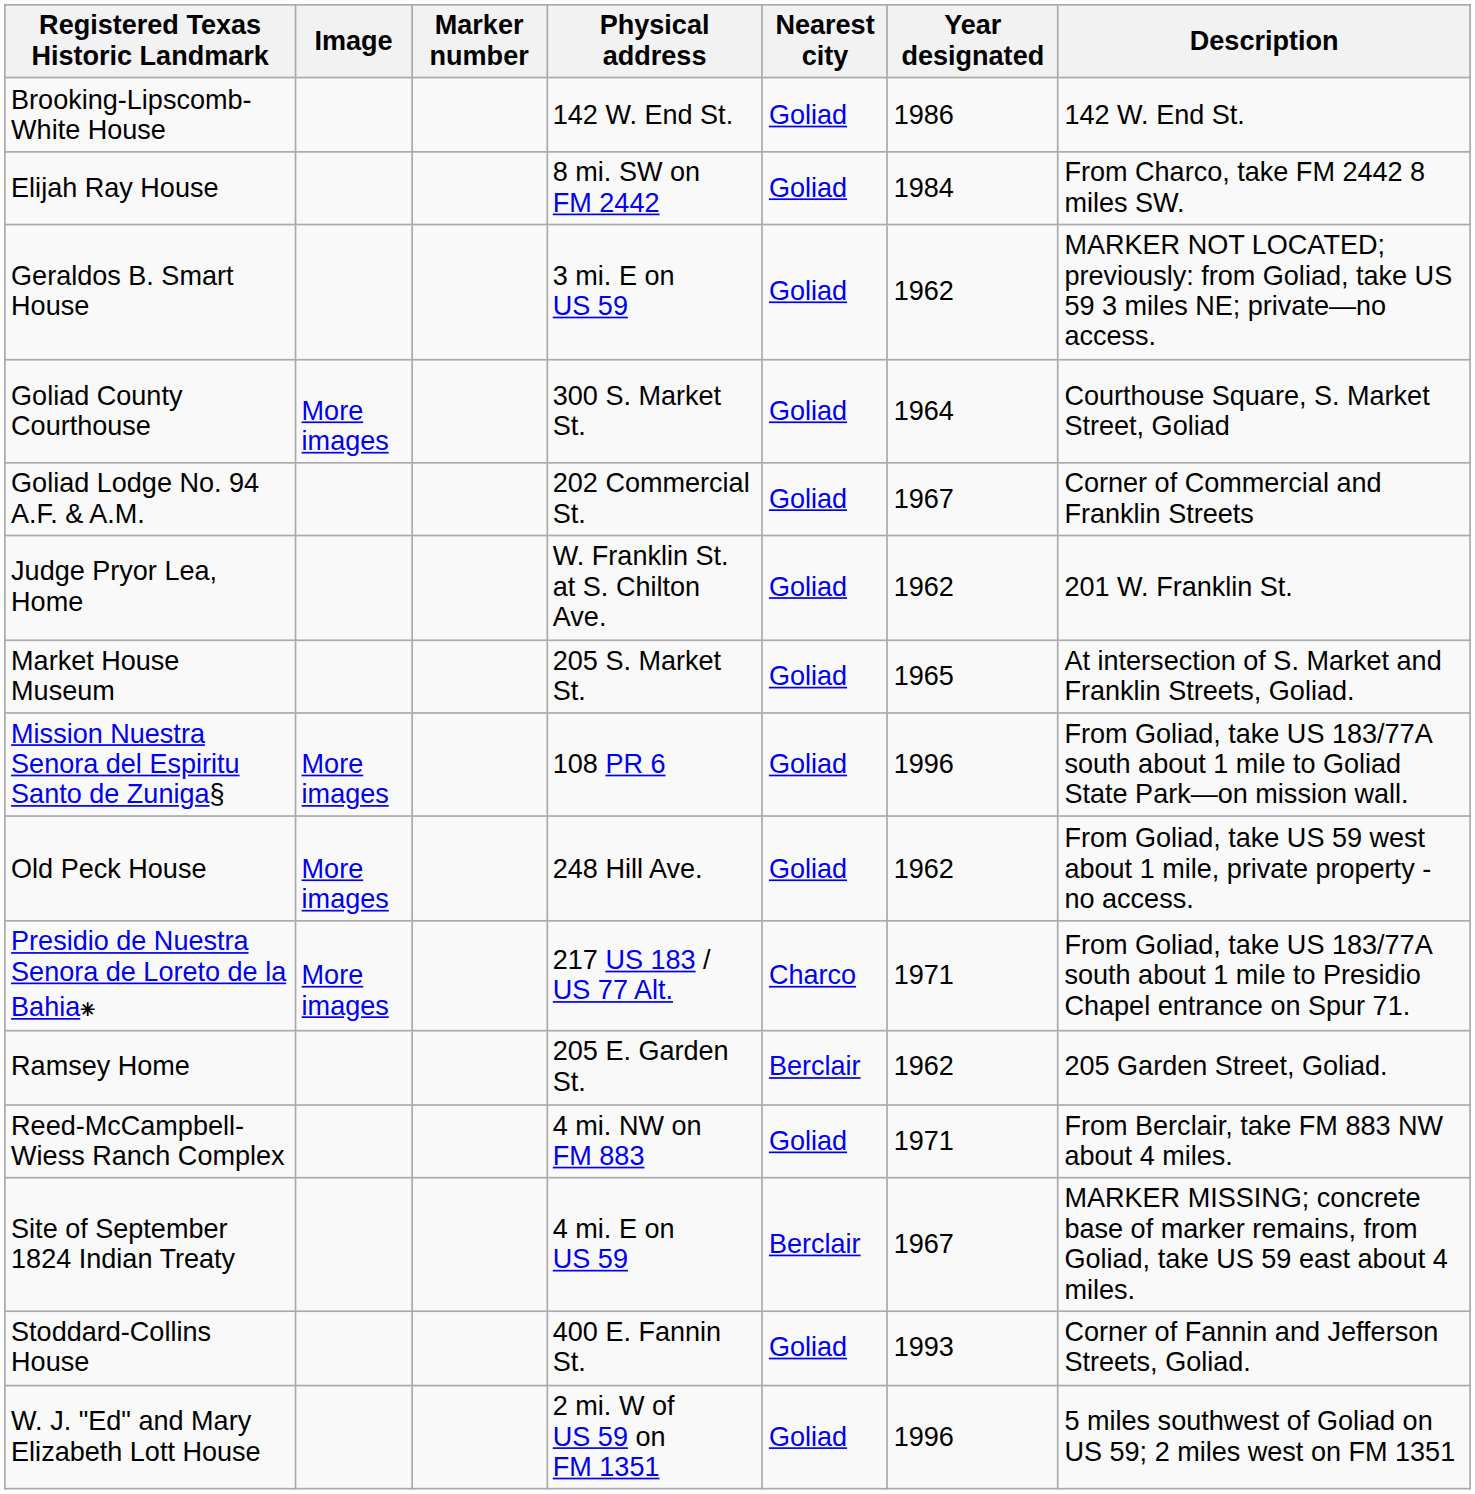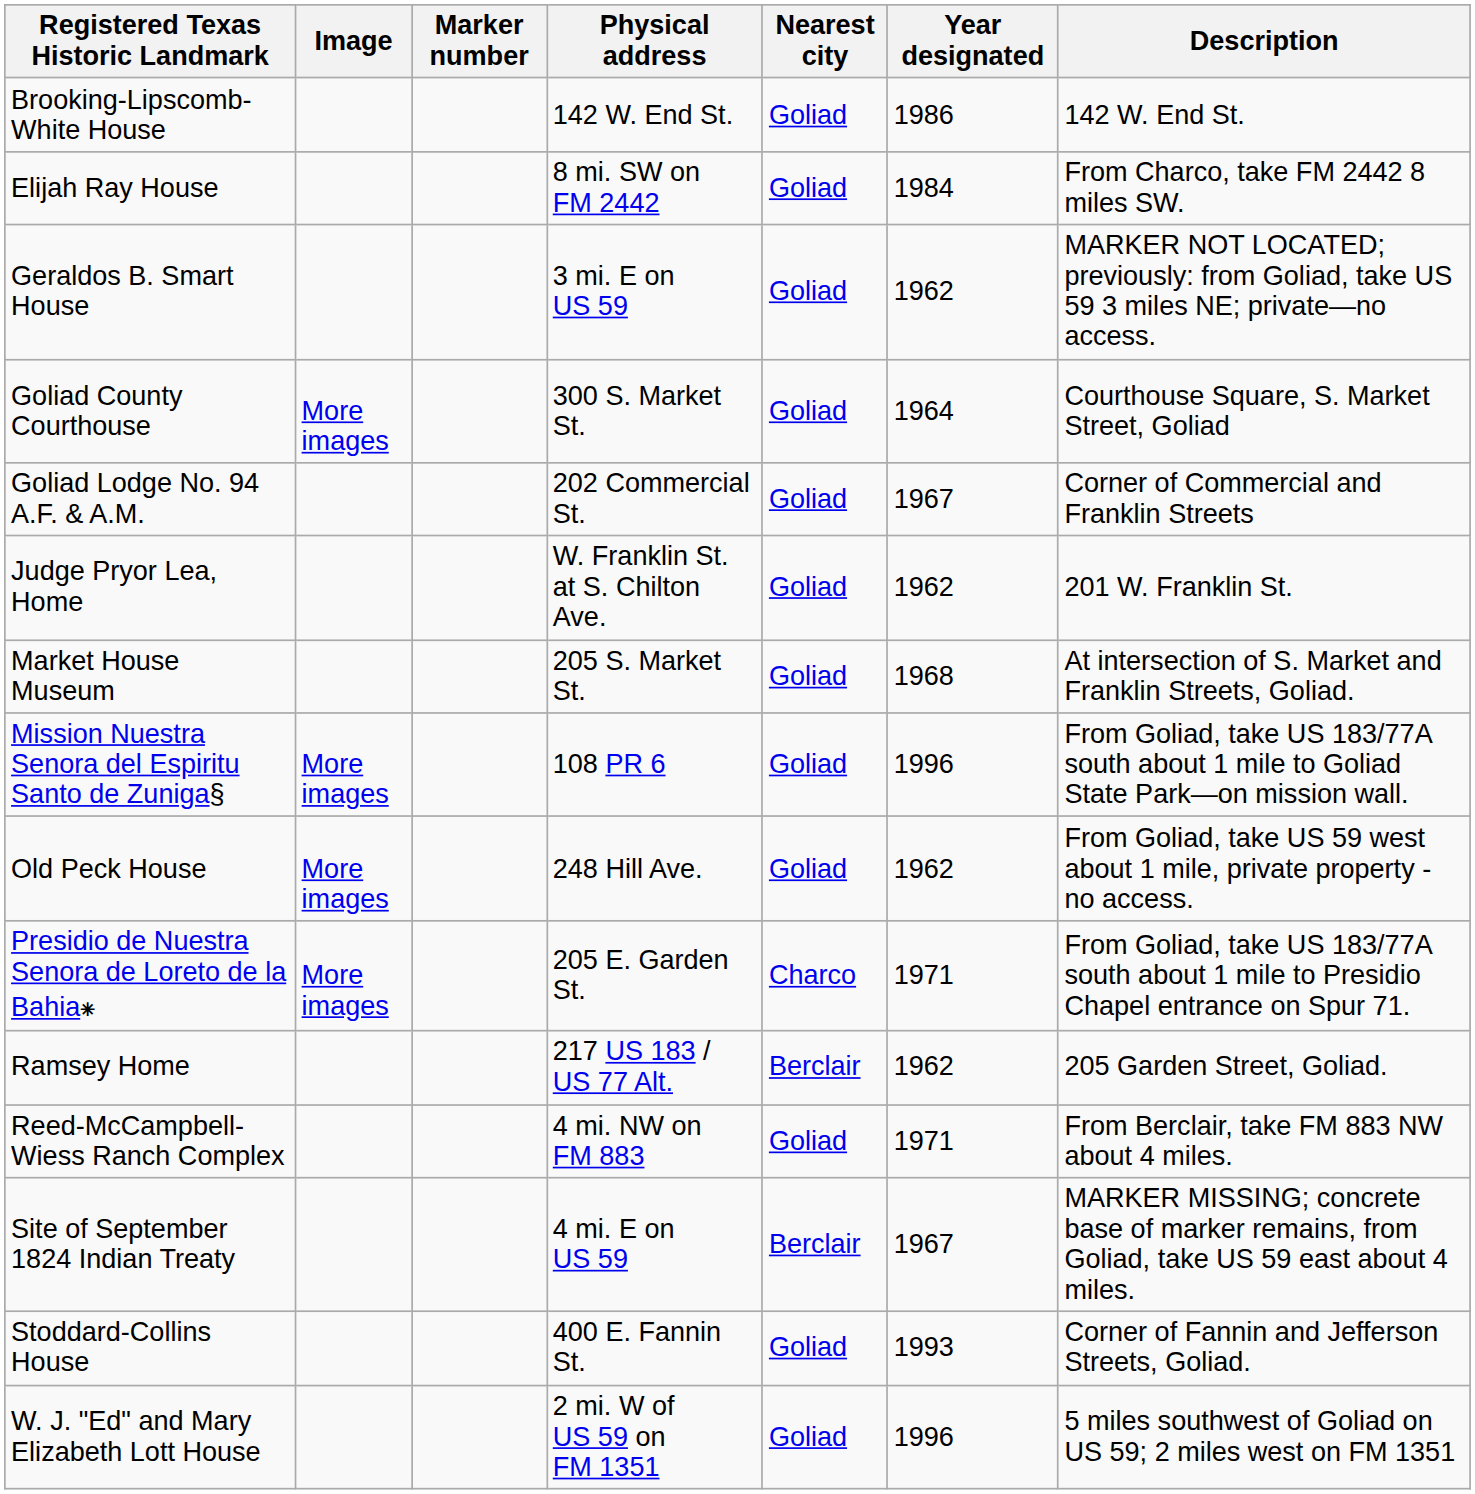(924, 675) 1965 -> (924, 675) 1968
(632, 975) 217 US 183 / US 77 Alt. -> (641, 975) 205 E. Garden St.
(641, 1067) 205 E. Garden St. -> (632, 1067) 217 US 183 / US 77 Alt.
